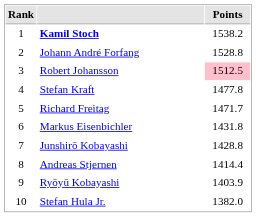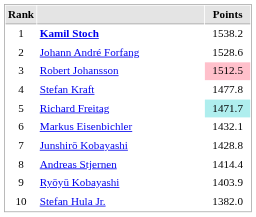(228, 52) 1528.8 -> (228, 52) 1528.6
(228, 108) no background -> (228, 108) paleturquoise background
(228, 127) 1431.8 -> (228, 127) 1432.1
